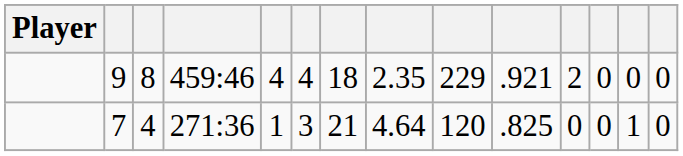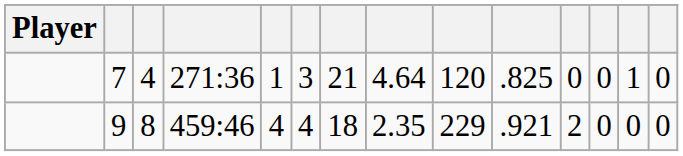rows swapped: (119, 77) <-> (119, 125)
